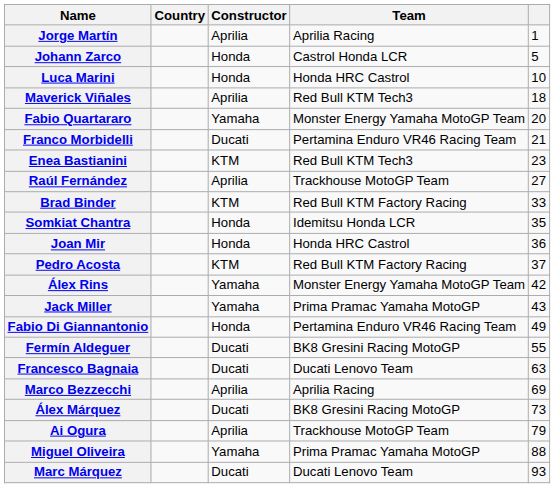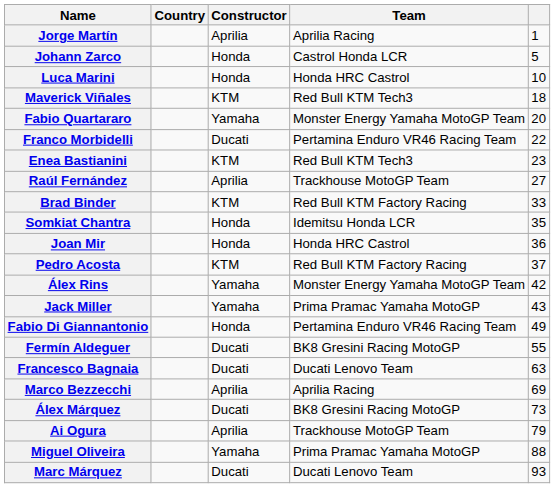(230, 98) Aprilia -> (225, 98) KTM
(539, 139) 21 -> (539, 139) 22
